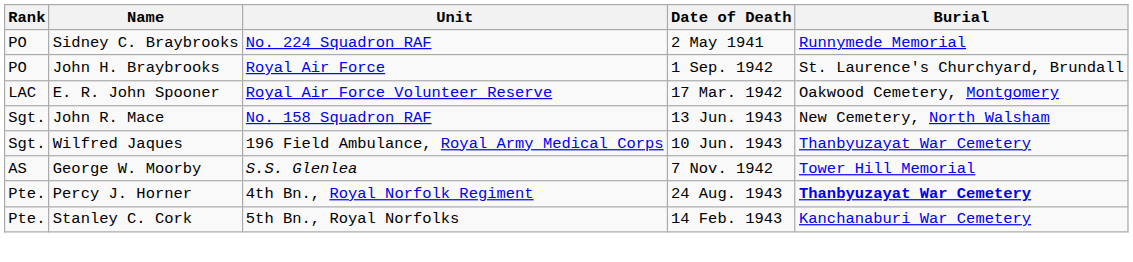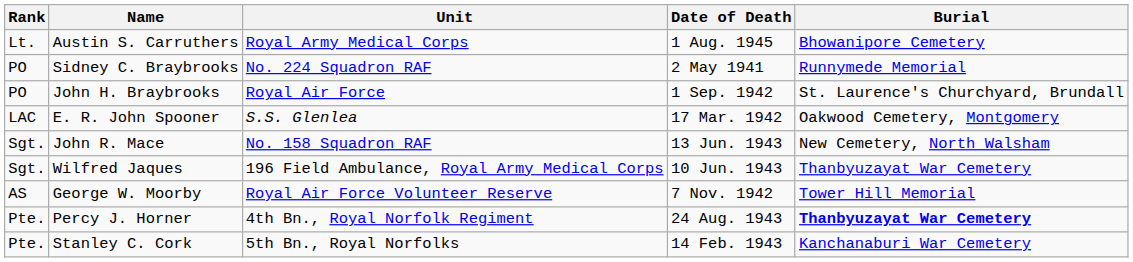+ row: (146, 42)
(399, 93) Royal Air Force Volunteer Reserve -> (302, 118) S.S. Glenlea
(302, 168) S.S. Glenlea -> (399, 194) Royal Air Force Volunteer Reserve
